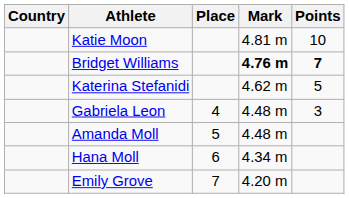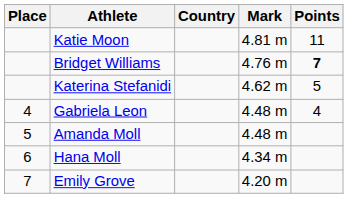columns swapped: (216, 16) <-> (36, 16)
(318, 39) 10 -> (317, 39) 11
(265, 63) bold -> (265, 63) normal
(318, 110) 3 -> (317, 110) 4
